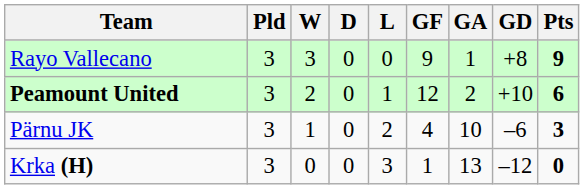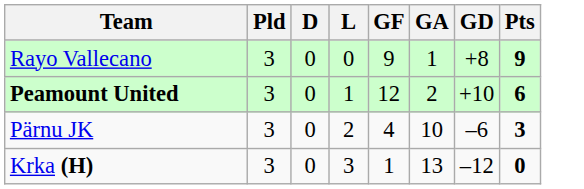- column: (310, 22)
